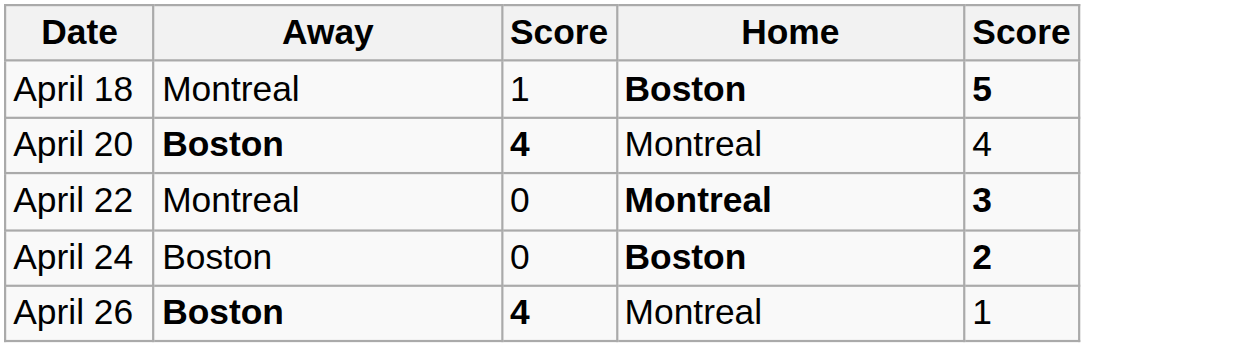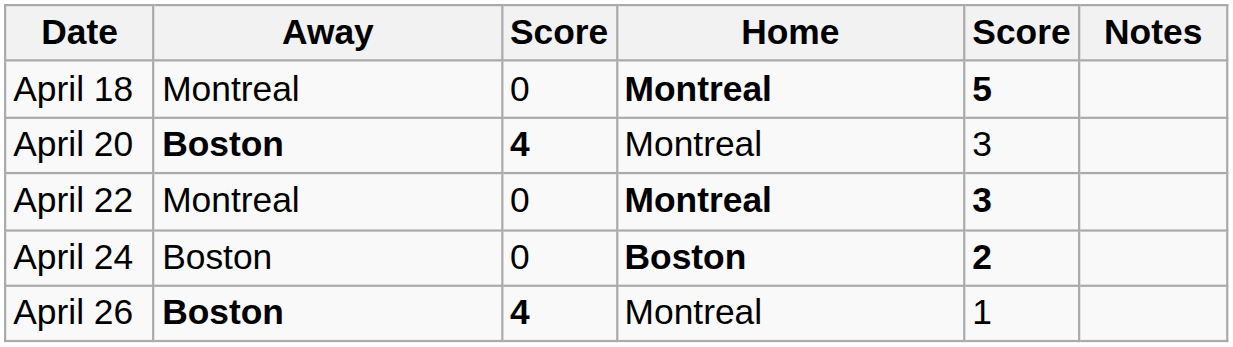+ column: (1153, 32)
(520, 88) 1 -> (520, 88) 0
(685, 88) Boston -> (698, 88) Montreal
(982, 144) 4 -> (982, 144) 3
